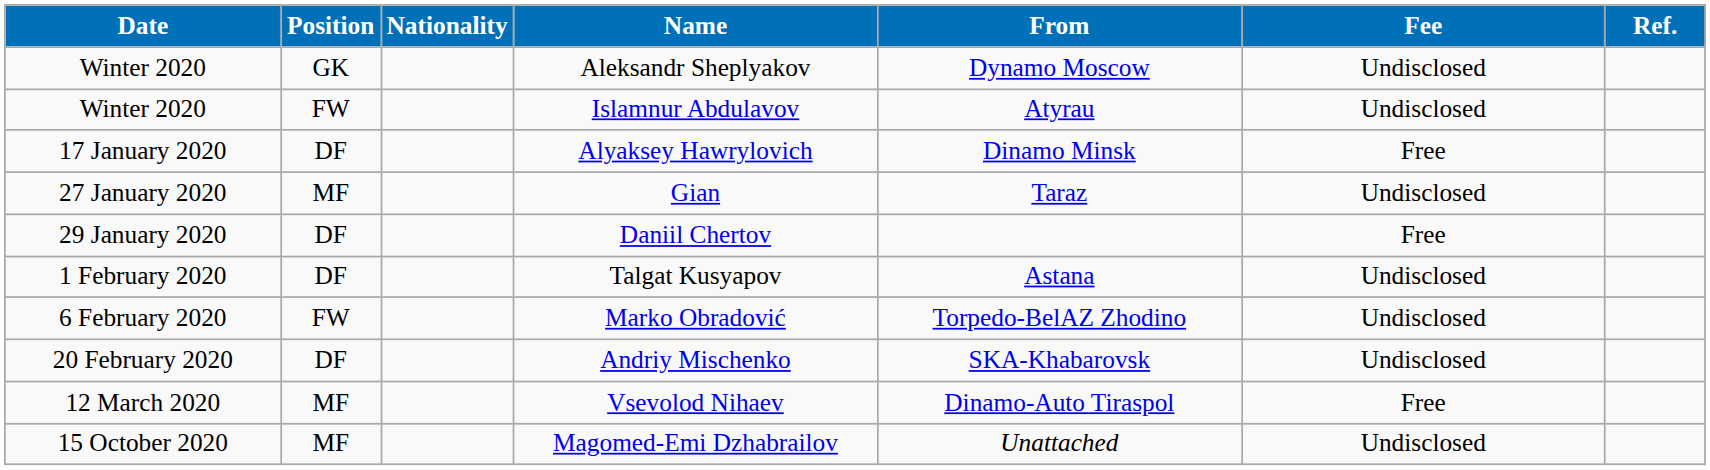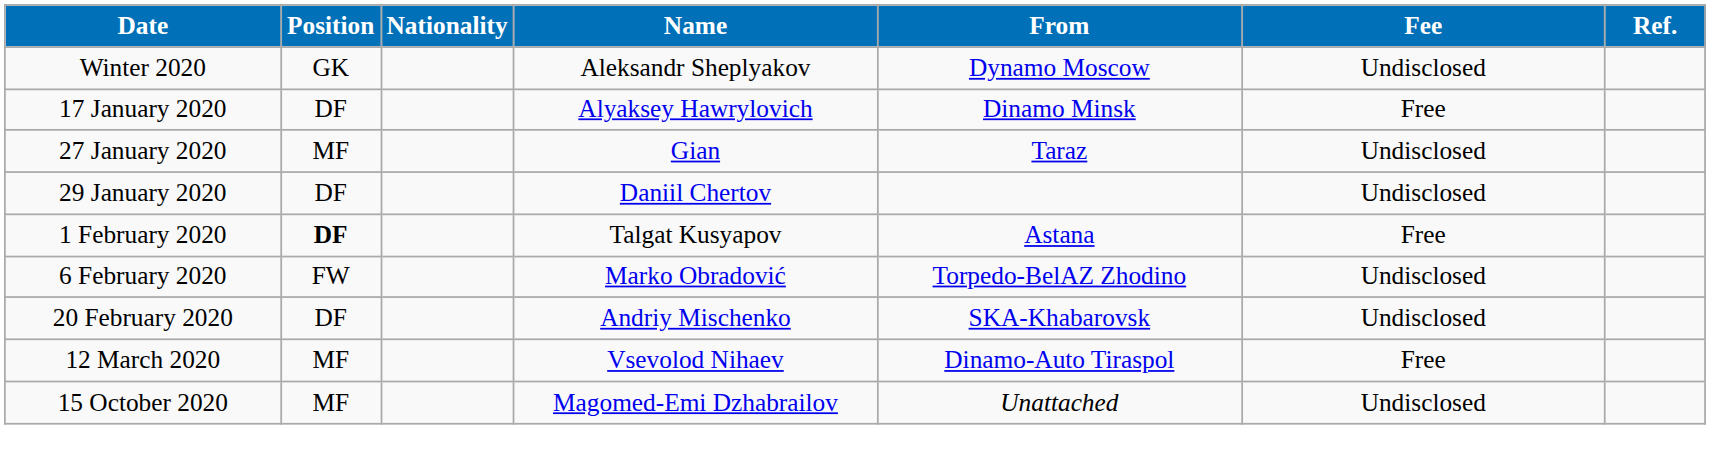- row: (695, 109)
(1423, 234) Free -> (1423, 192) Undisclosed
(331, 276) normal -> (331, 234) bold
(1423, 276) Undisclosed -> (1423, 234) Free
